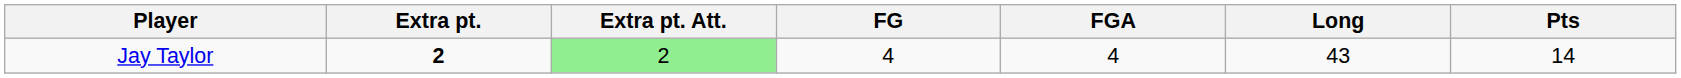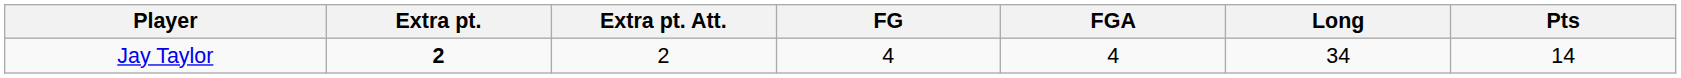(663, 55) lightgreen background -> (663, 55) no background
(1338, 55) 43 -> (1338, 55) 34
